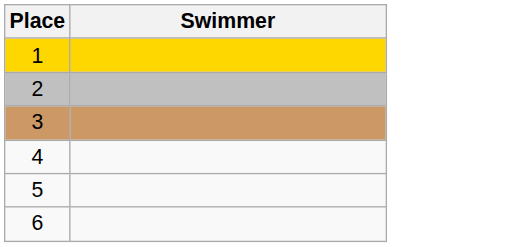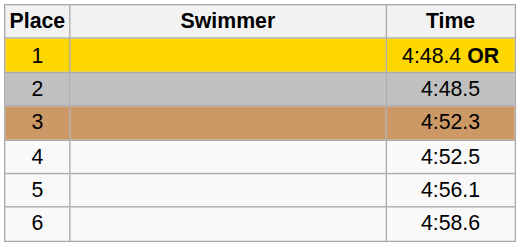+ column: (451, 21)
